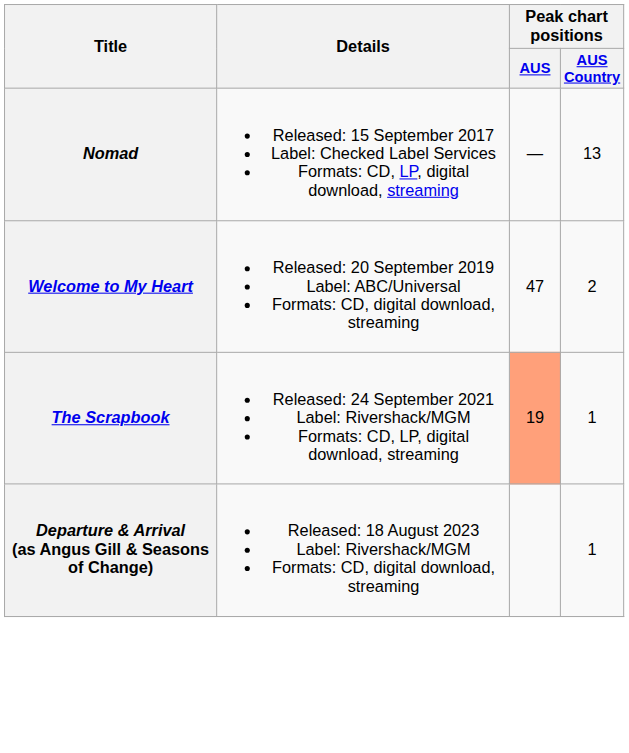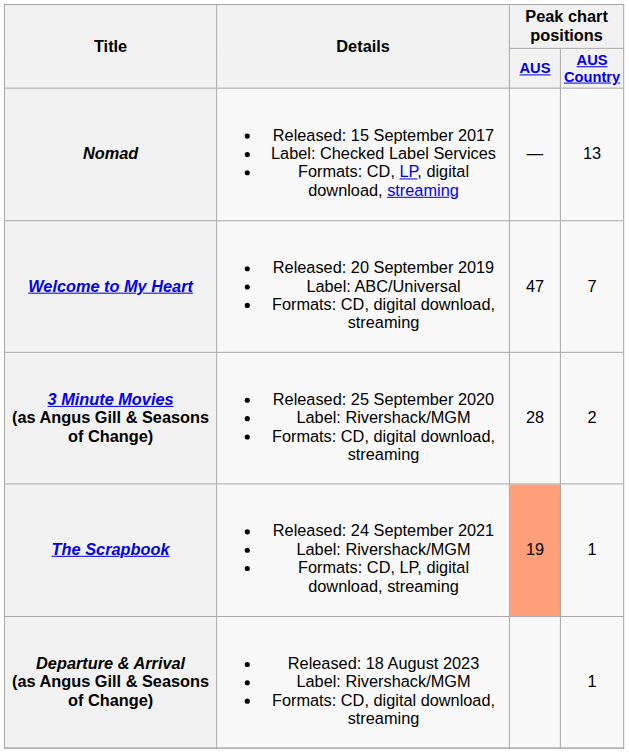(592, 286) 2 -> (592, 286) 7
+ row: (111, 418)
